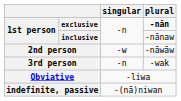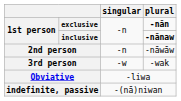(159, 37) normal -> (159, 37) bold
(122, 50) -w -> (122, 50) -n
(122, 63) -n -> (122, 63) -w
